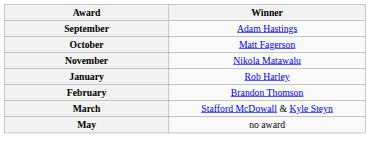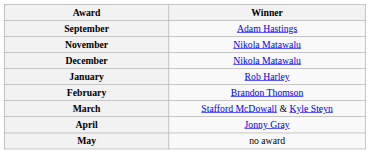- row: (87, 44)
+ row: (87, 60)
+ row: (87, 124)
